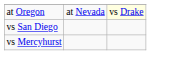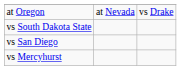(126, 12) lightyellow background -> (156, 12) no background
+ row: (49, 27)
